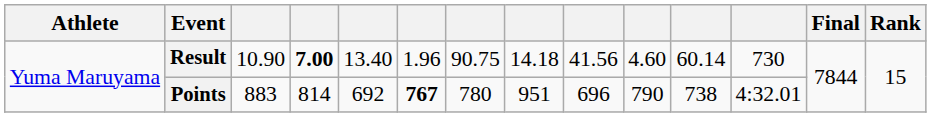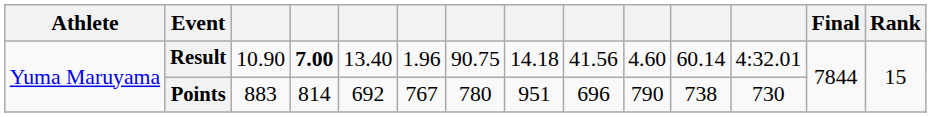(768, 58) 730 -> (768, 58) 4:32.01
(422, 94) bold -> (422, 94) normal
(768, 94) 4:32.01 -> (768, 94) 730
